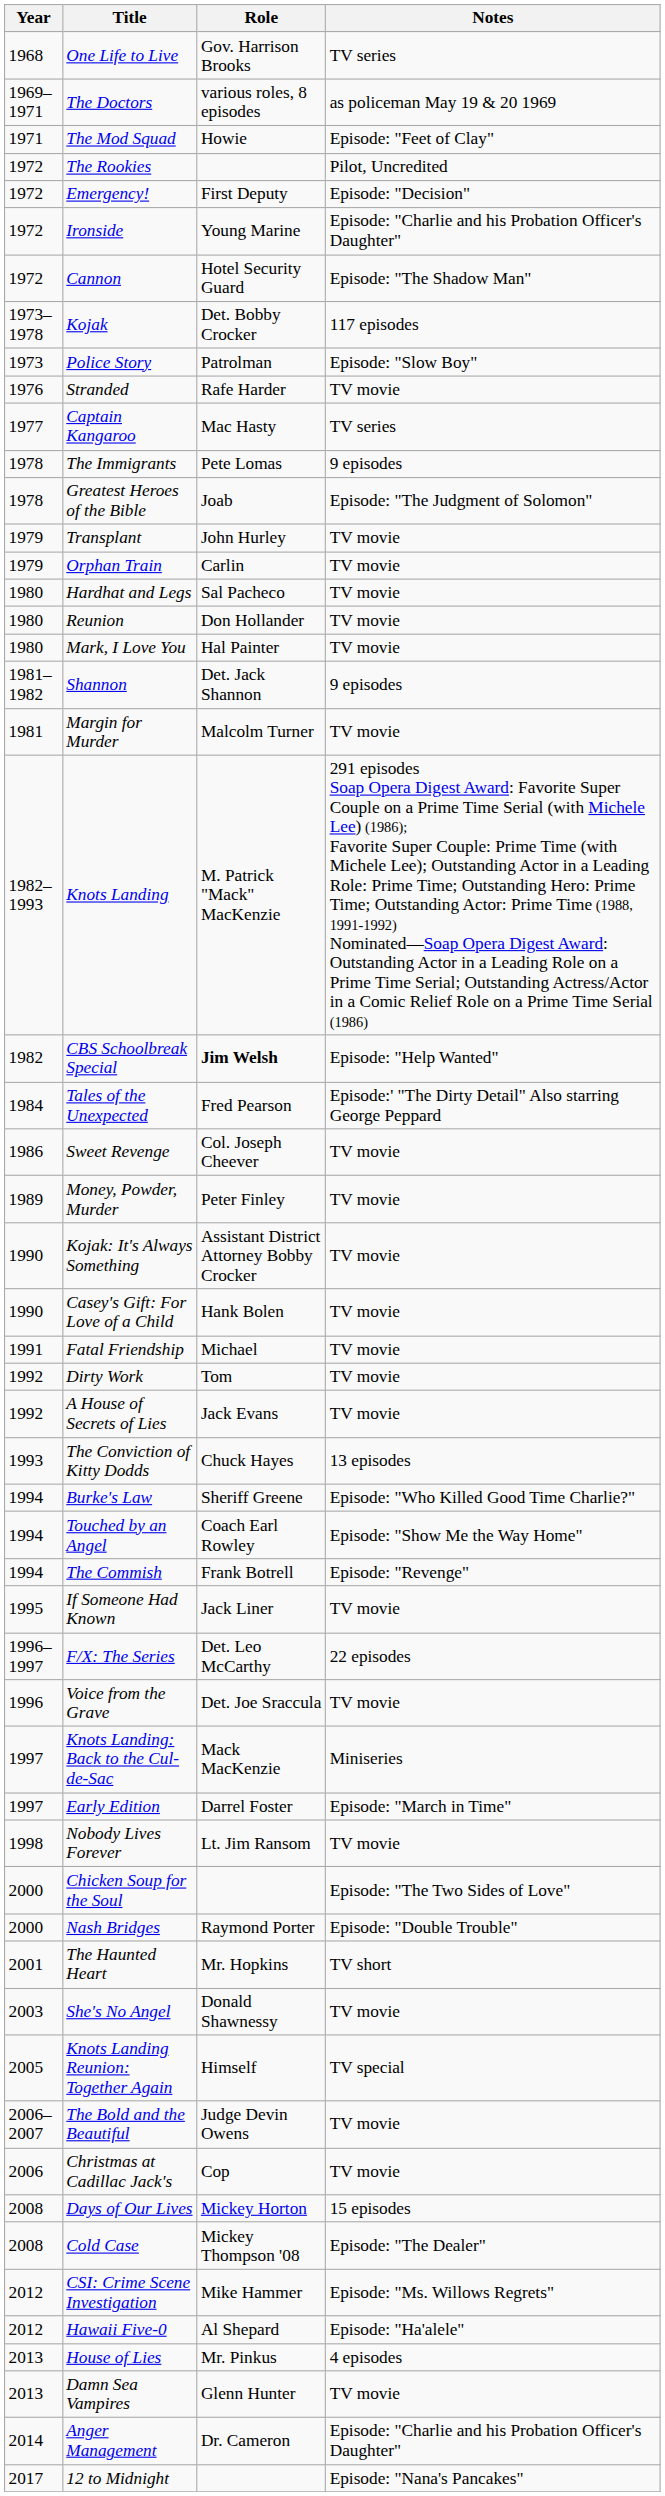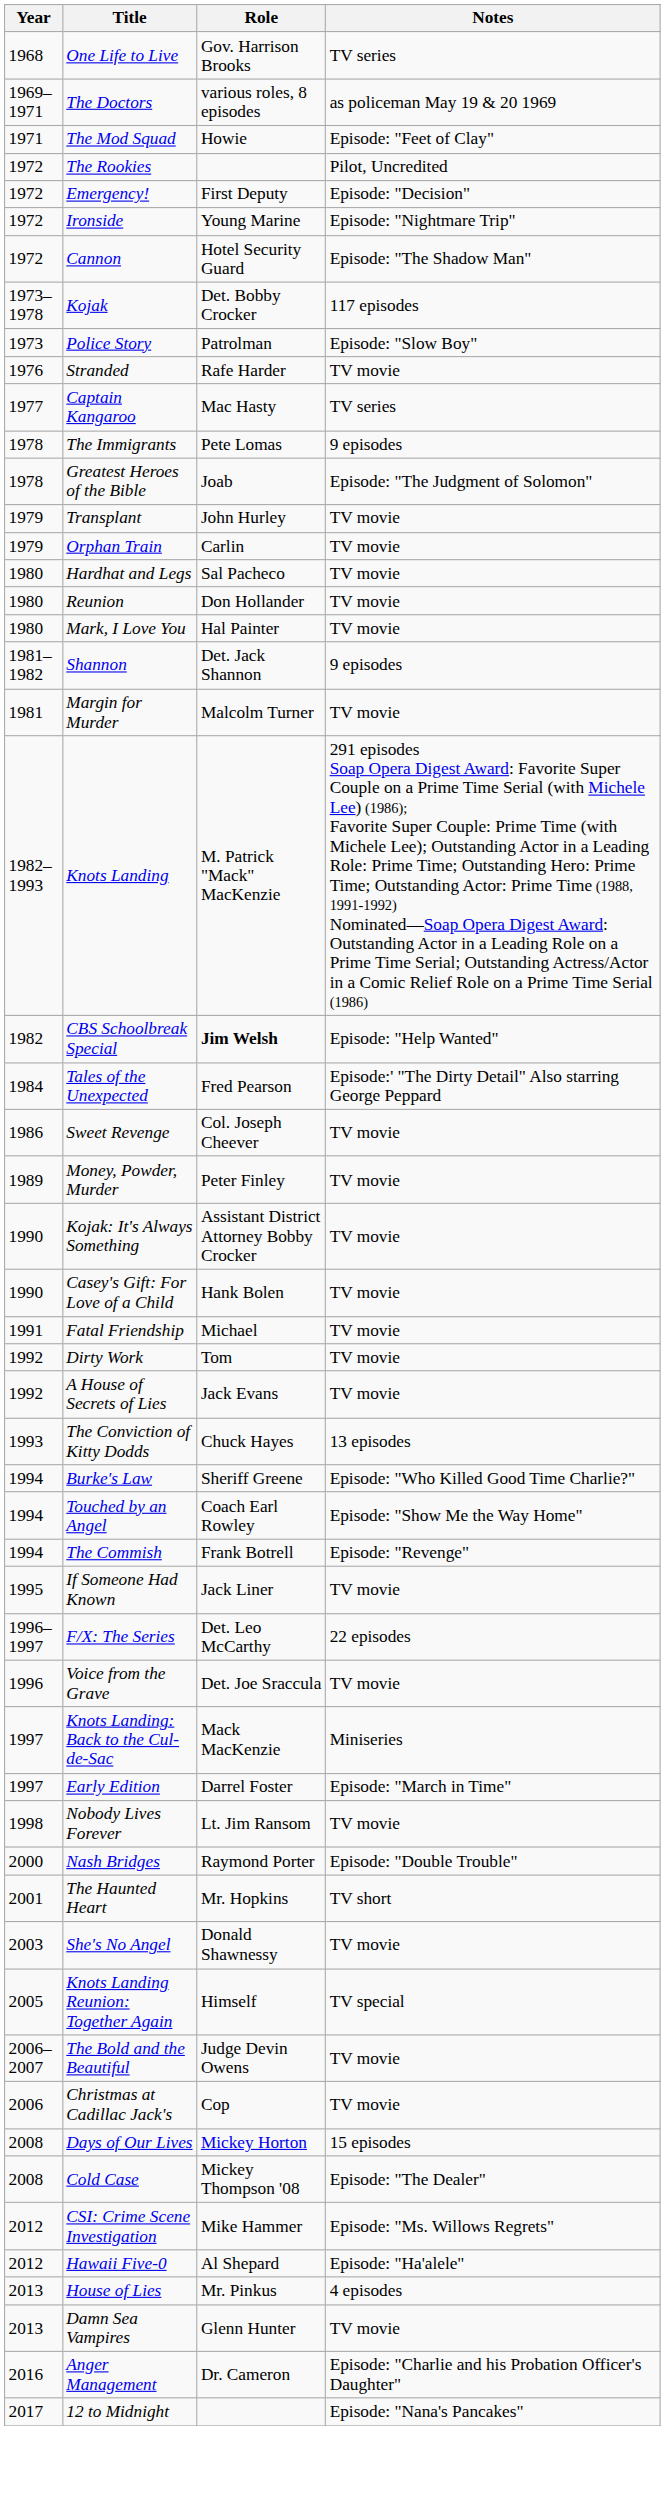(486, 231) Episode: "Charlie and his Probation Officer's Daughter" -> (423, 221) Episode: "Nightmare Trip"
- row: (126, 1890)
(26, 2440) 2014 -> (26, 2374) 2016
